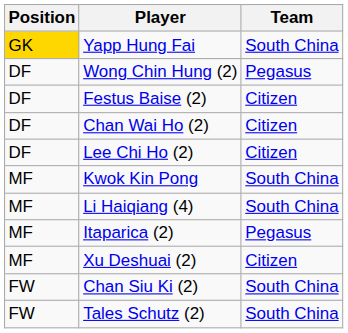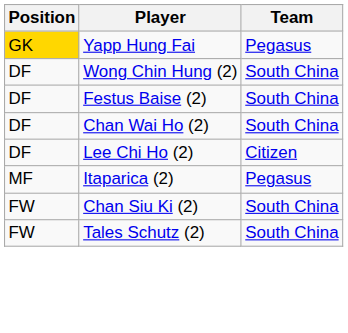(292, 44) South China -> (278, 44) Pegasus
(278, 71) Pegasus -> (292, 71) South China
(271, 98) Citizen -> (292, 98) South China
(271, 125) Citizen -> (292, 125) South China
- row: (141, 179)
- row: (138, 206)
- row: (140, 260)
